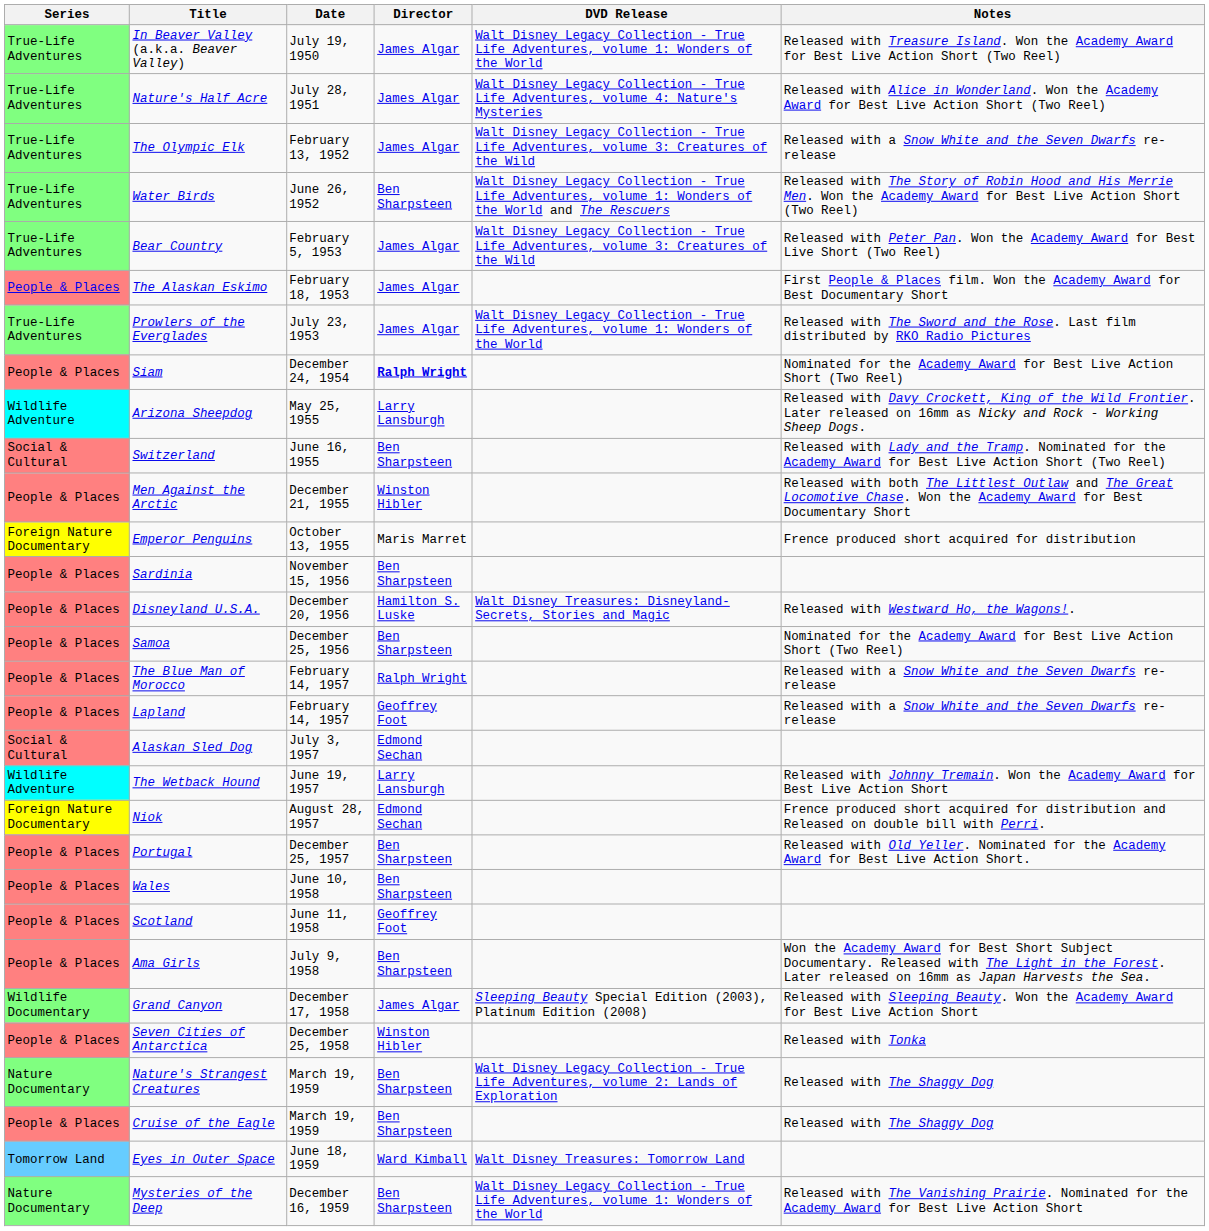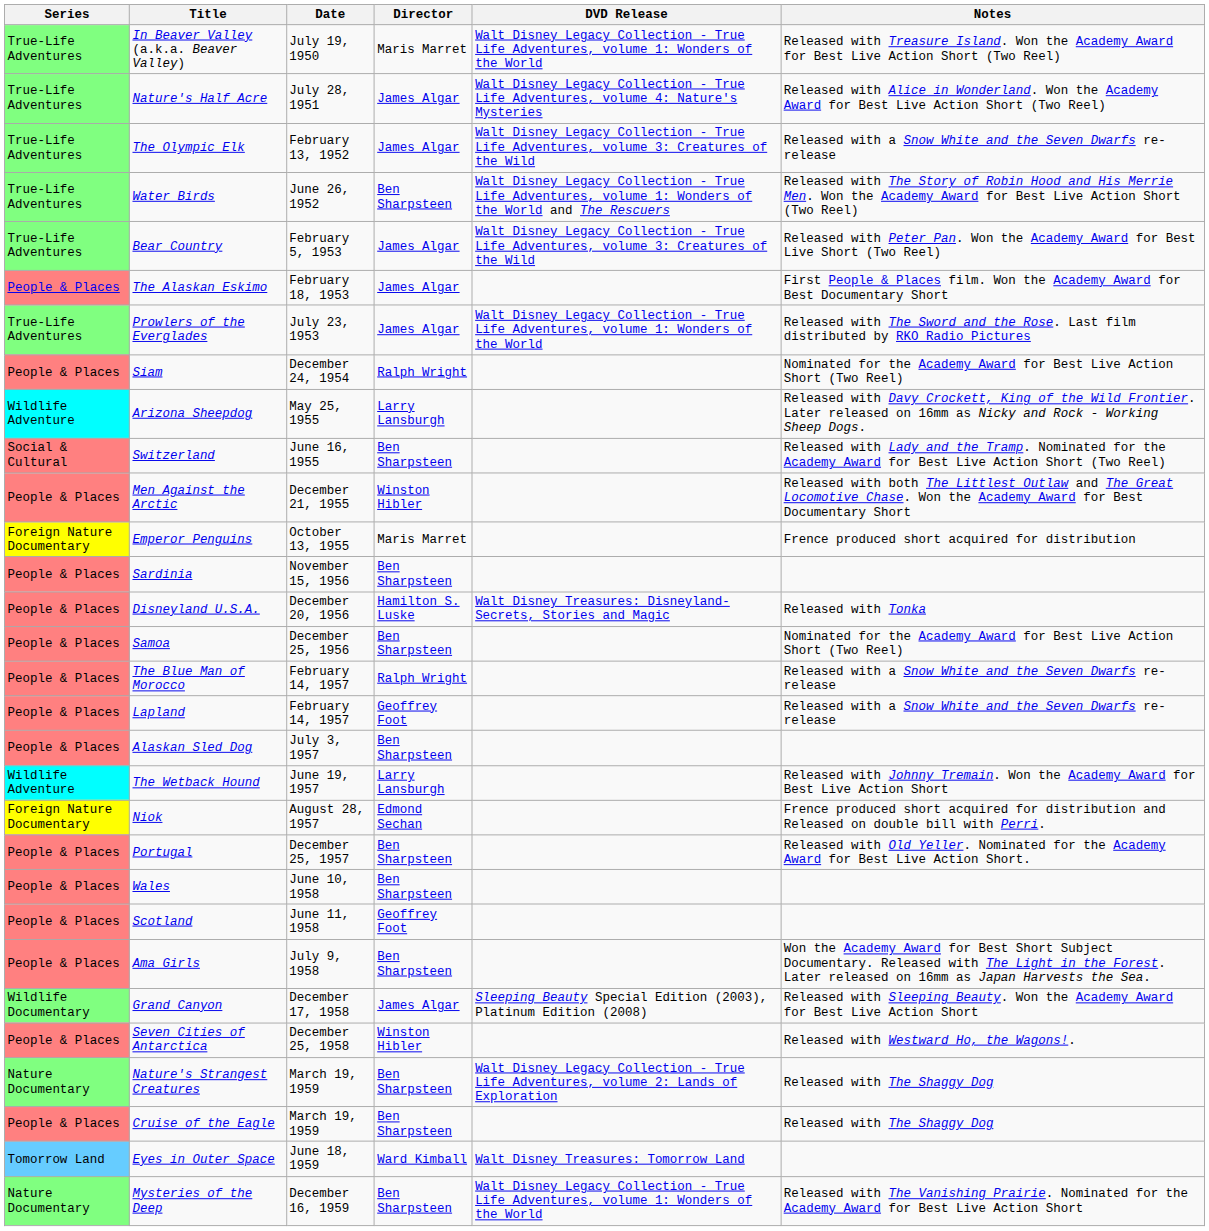(418, 49) James Algar -> (422, 49) Maris Marret
(422, 372) bold -> (422, 372) normal
(930, 609) Released with Westward Ho, the Wagons!. -> (855, 609) Released with Tonka
(37, 748) Social & Cultural -> (64, 748) People & Places
(400, 748) Edmond Sechan -> (415, 748) Ben Sharpsteen
(855, 1040) Released with Tonka -> (930, 1040) Released with Westward Ho, the Wagons!.
